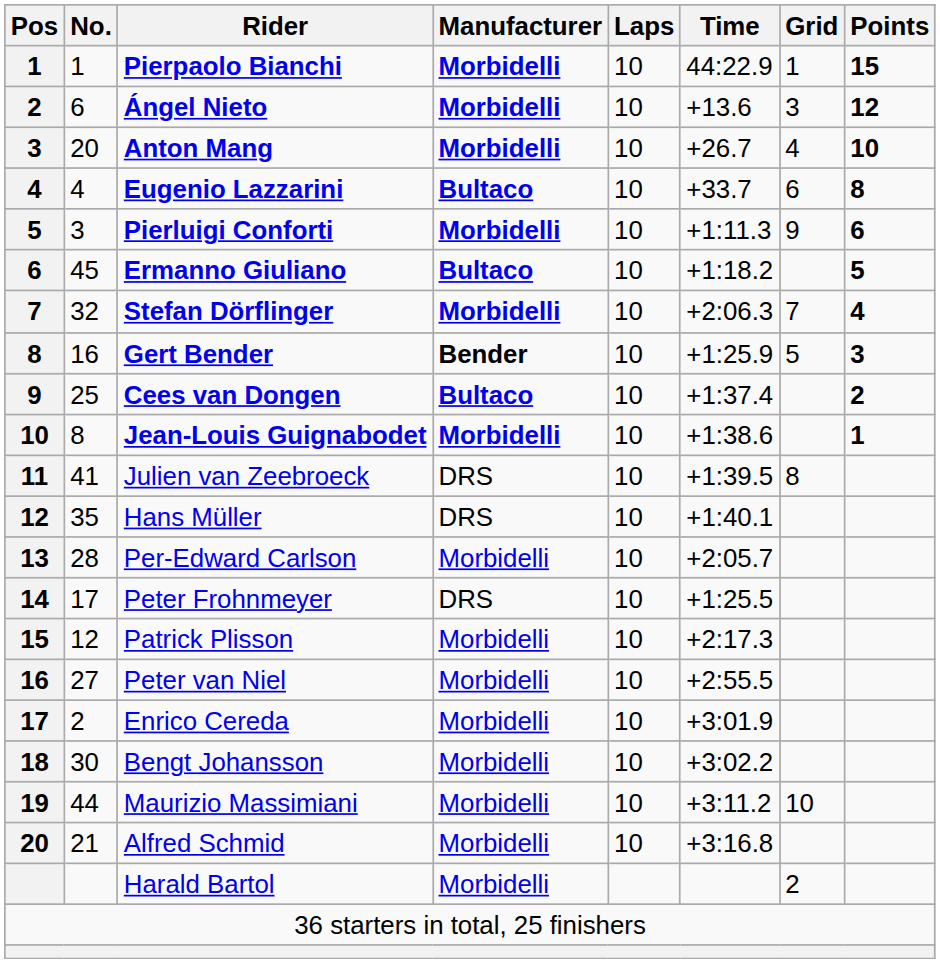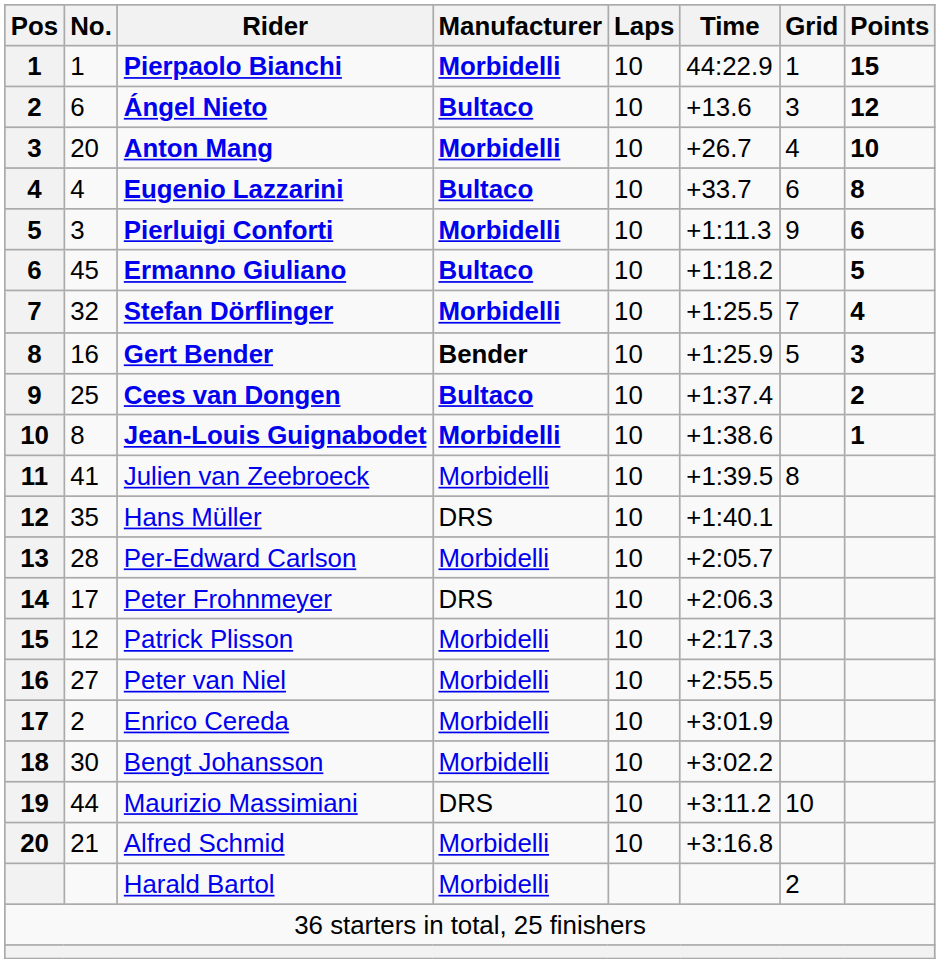(499, 107) Morbidelli -> (486, 107) Bultaco
(730, 312) +2:06.3 -> (730, 312) +1:25.5
(466, 475) DRS -> (494, 475) Morbidelli
(730, 598) +1:25.5 -> (730, 598) +2:06.3
(494, 803) Morbidelli -> (466, 803) DRS
